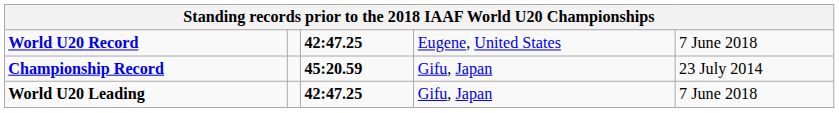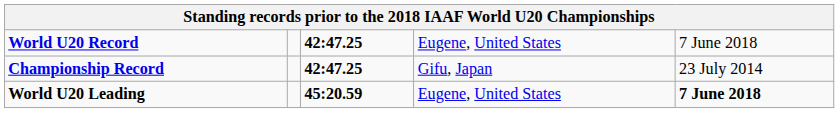(333, 68) 45:20.59 -> (333, 68) 42:47.25
(333, 94) 42:47.25 -> (333, 94) 45:20.59
(455, 94) Gifu, Japan -> (489, 94) Eugene, United States
(718, 94) normal -> (720, 94) bold
